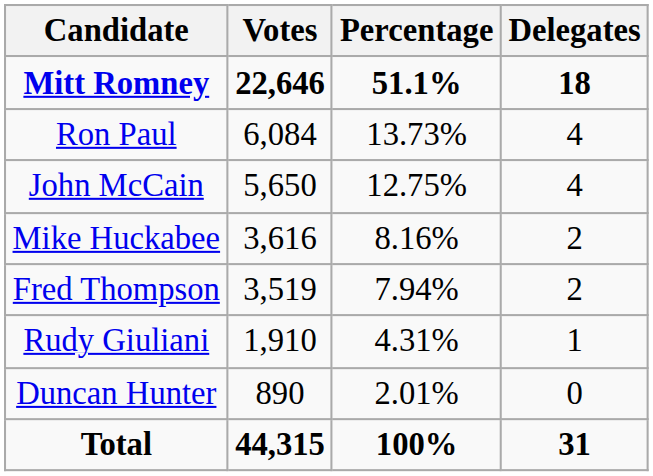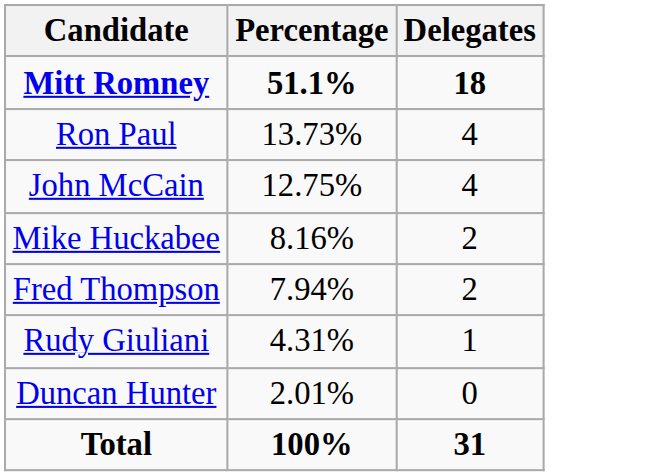- column: (280, 30)
